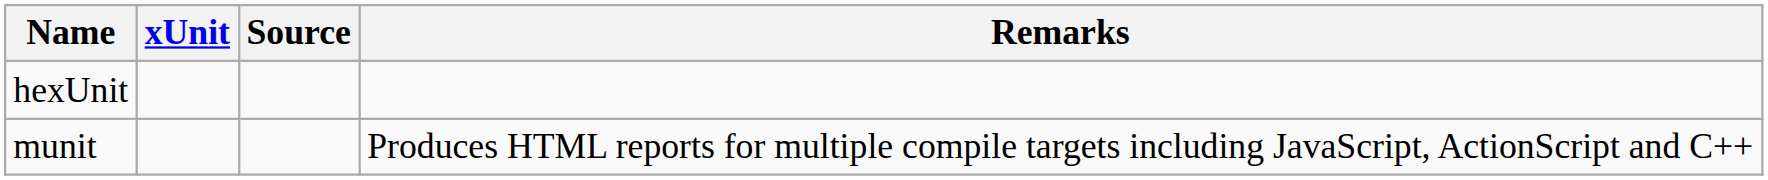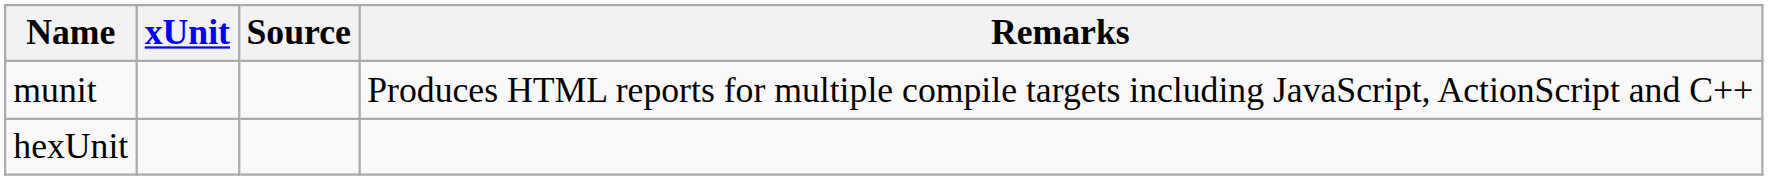rows swapped: (55, 145) <-> (71, 89)
